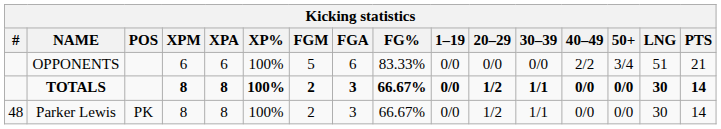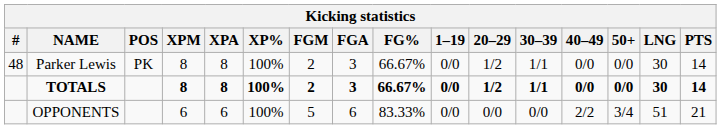rows swapped: (76, 111) <-> (76, 64)
